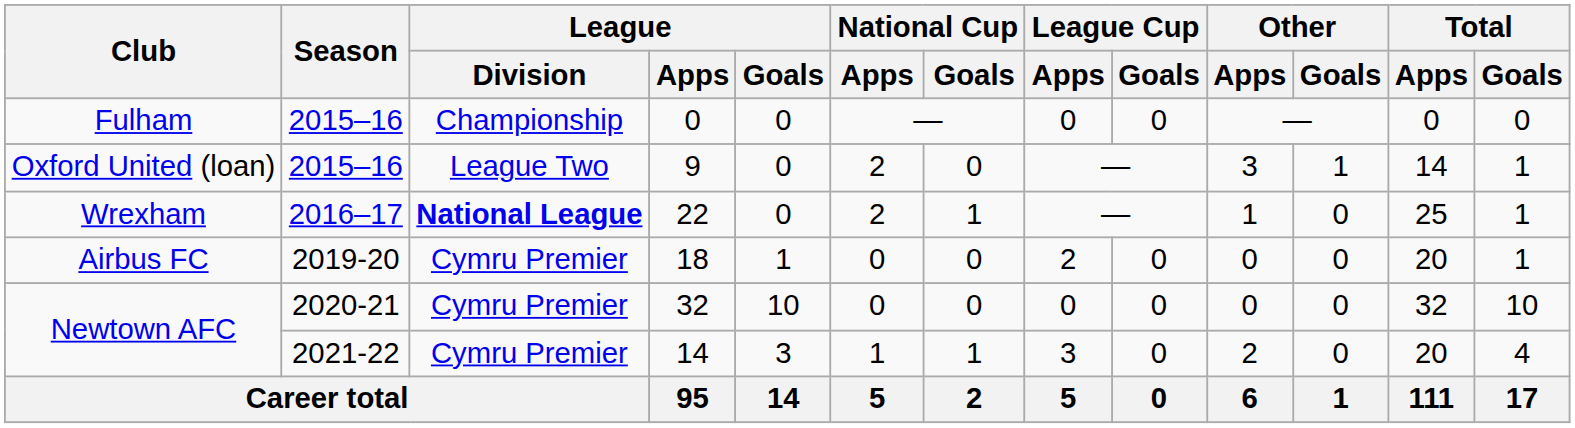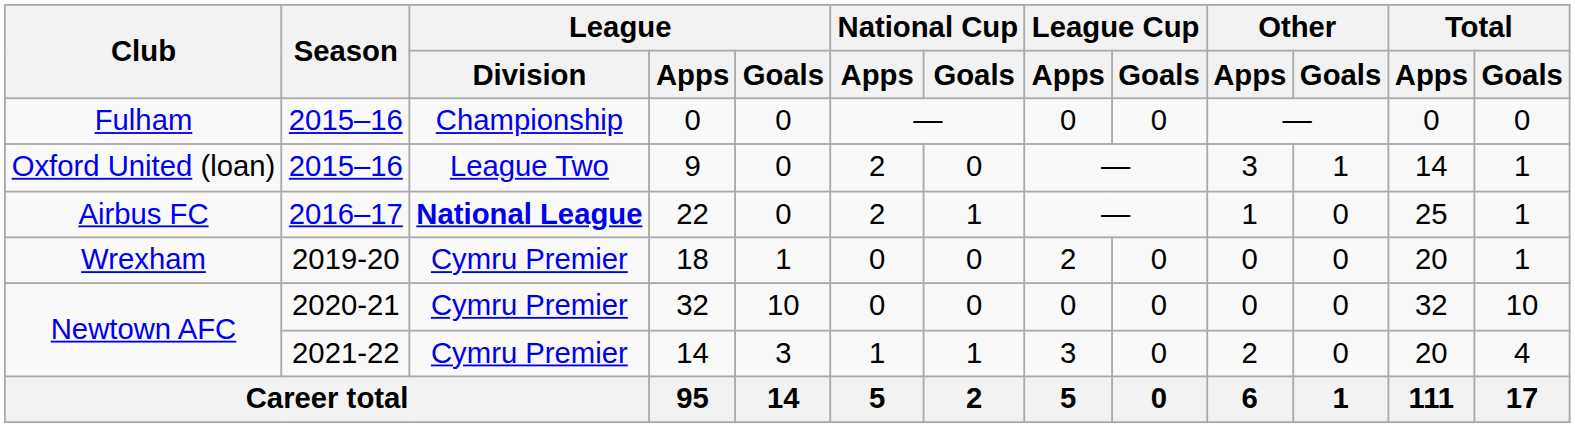(143, 213) Wrexham -> (143, 213) Airbus FC
(143, 259) Airbus FC -> (143, 259) Wrexham
